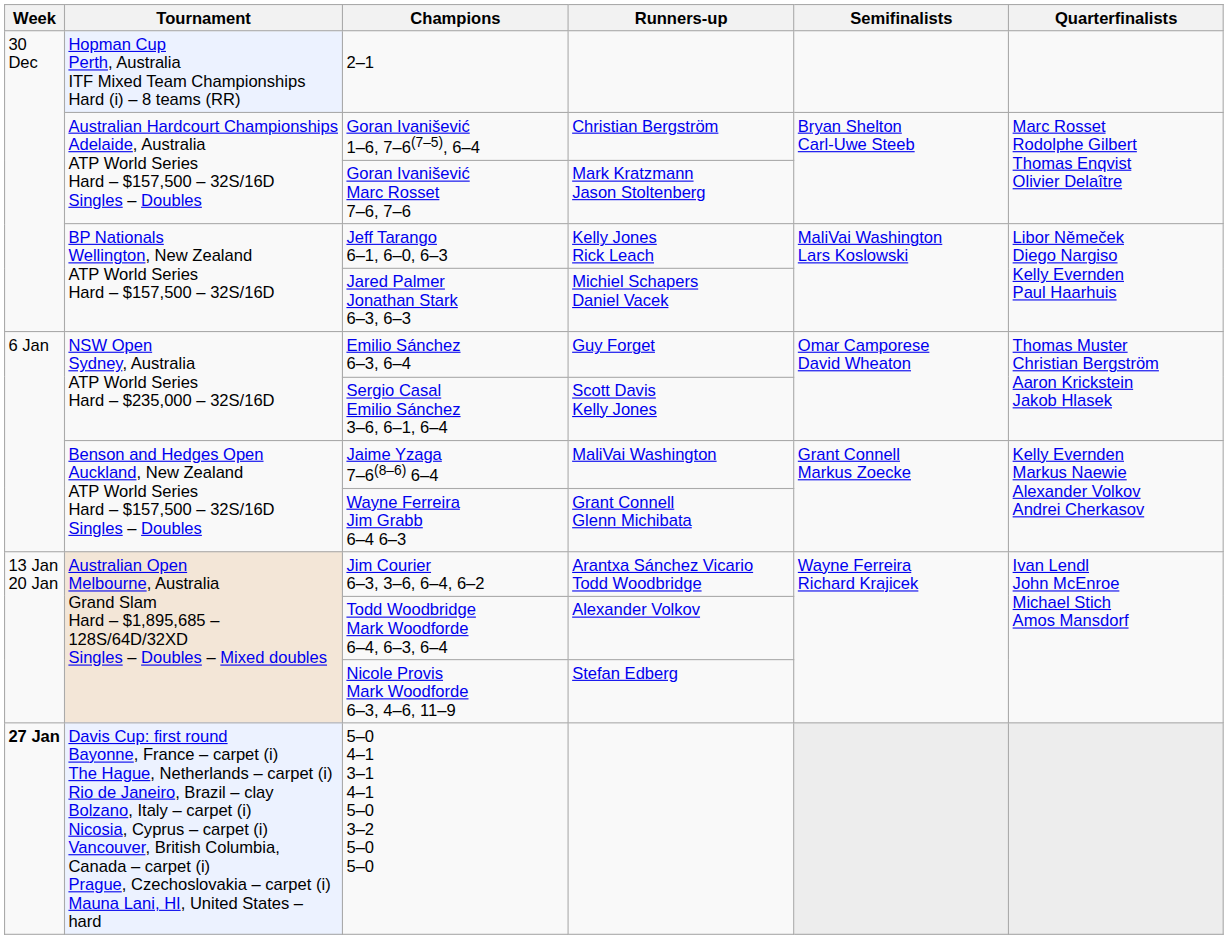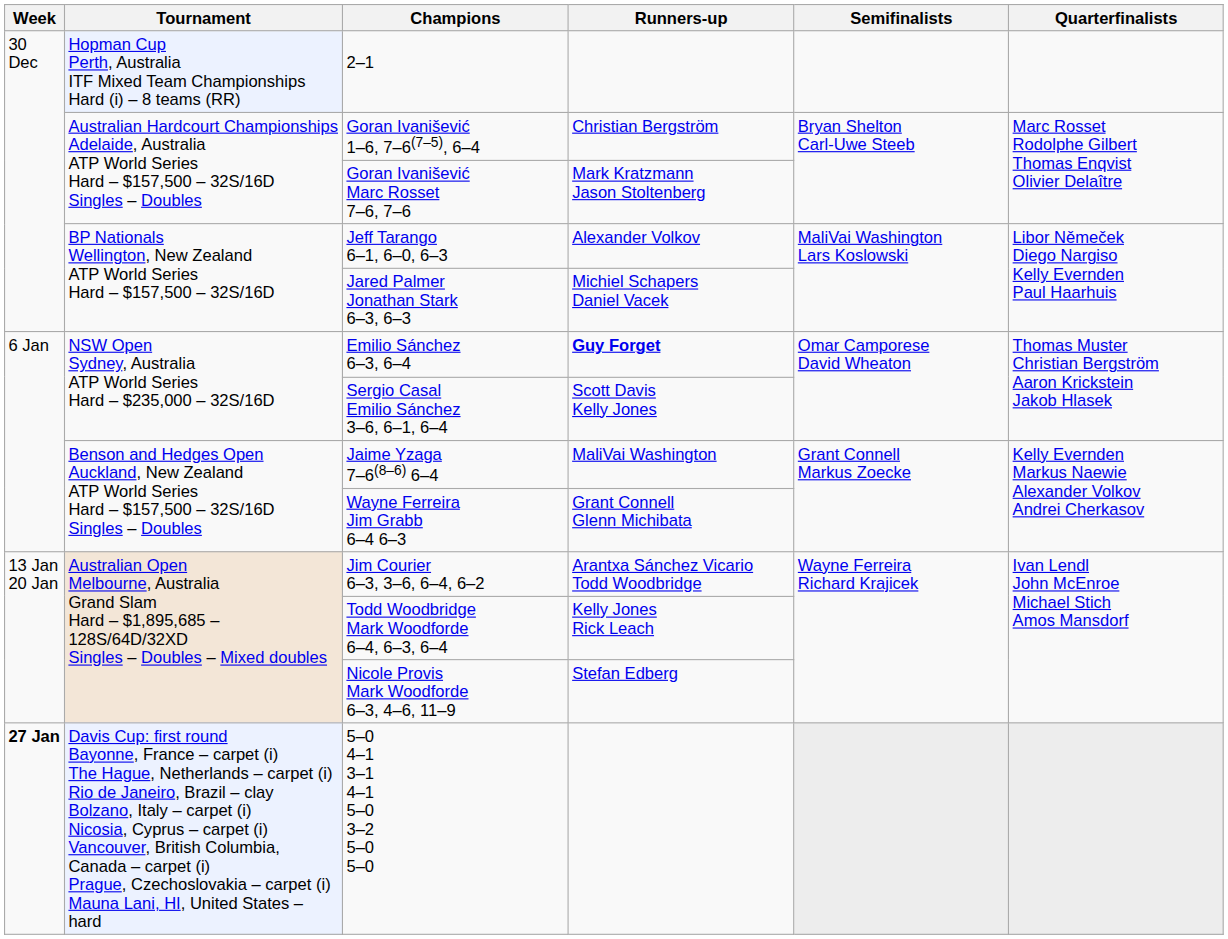(614, 247) Kelly Jones Rick Leach -> (636, 237) Alexander Volkov
(614, 345) normal -> (616, 345) bold
(636, 610) Alexander Volkov -> (614, 619) Kelly Jones Rick Leach
